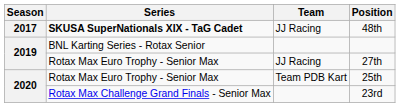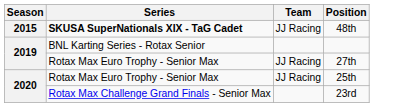(25, 28) 2017 -> (25, 28) 2015
(311, 77) Team PDB Kart -> (298, 77) JJ Racing
